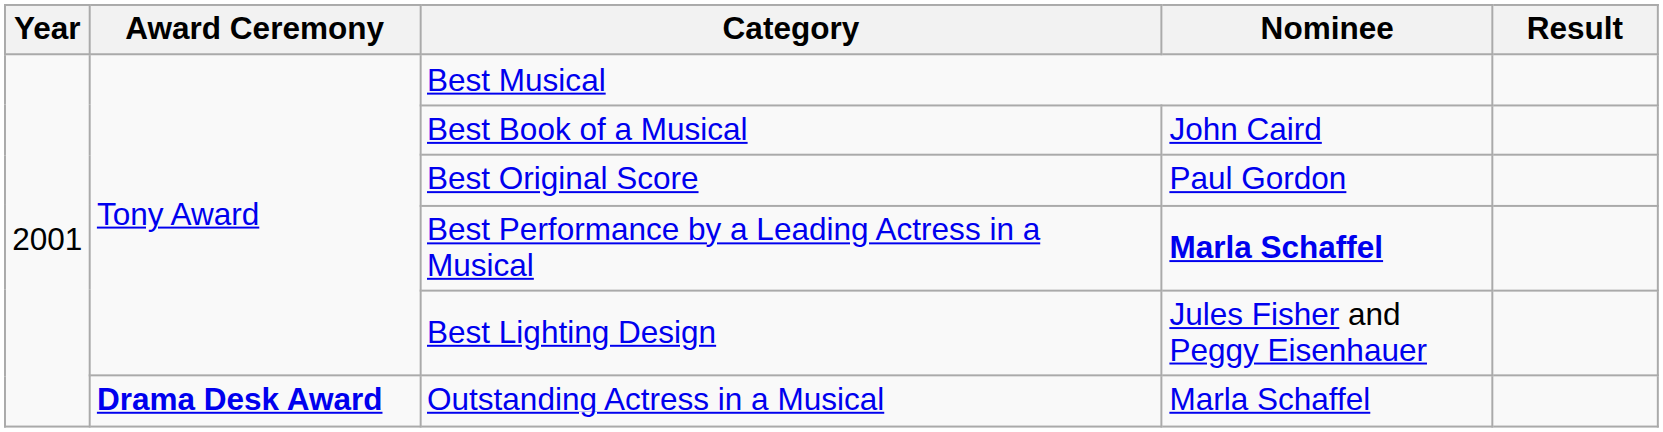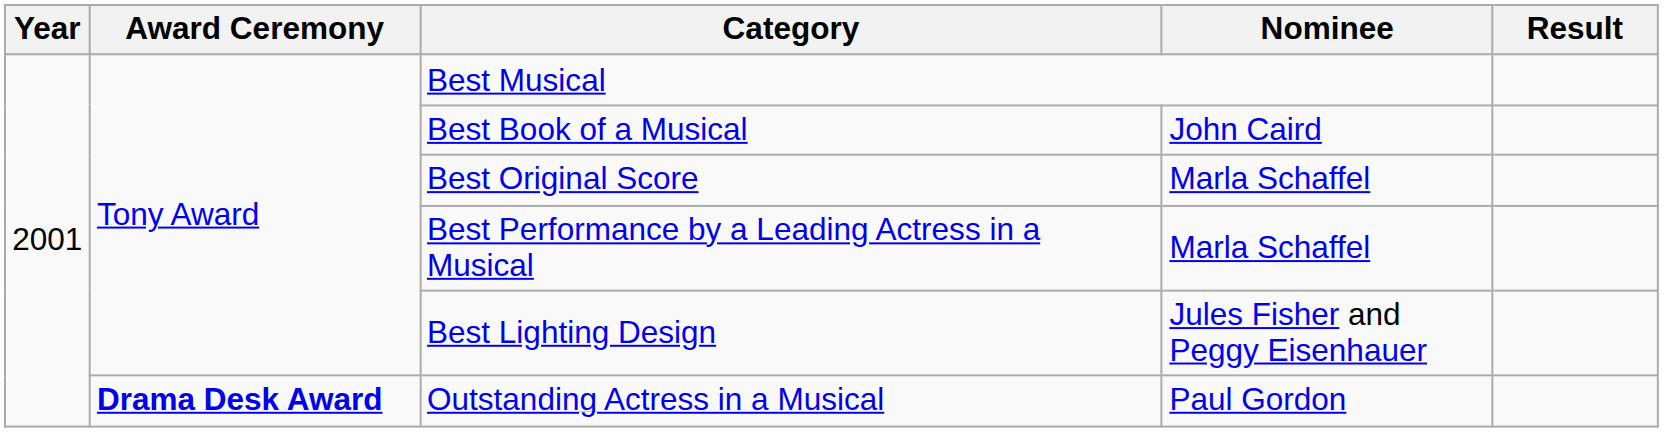(1258, 179) Paul Gordon -> (1270, 179) Marla Schaffel
(1276, 247) bold -> (1270, 247) normal
(1270, 400) Marla Schaffel -> (1258, 400) Paul Gordon
